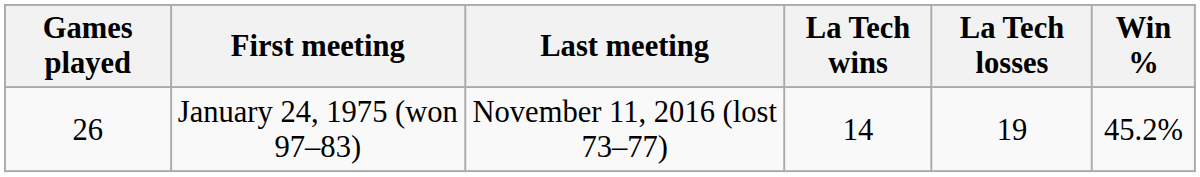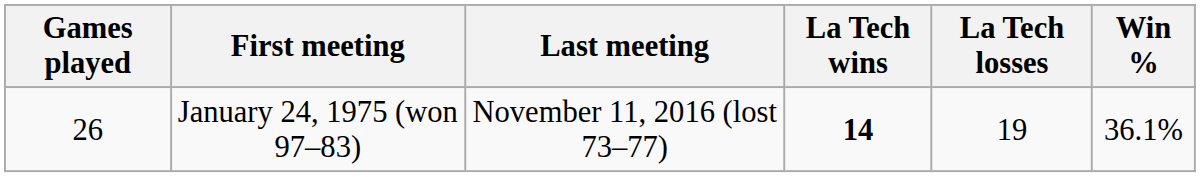(858, 128) normal -> (858, 128) bold
(1144, 128) 45.2% -> (1144, 128) 36.1%
